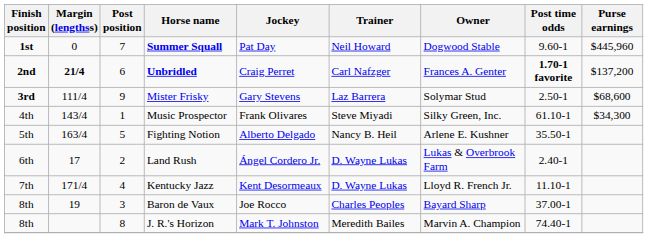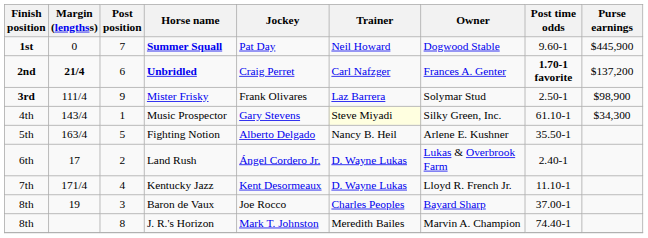(612, 46) $445,960 -> (612, 46) $445,900
(270, 97) Gary Stevens -> (273, 97) Frank Olivares
(612, 97) $68,600 -> (612, 97) $98,900
(273, 116) Frank Olivares -> (270, 116) Gary Stevens
(362, 116) no background -> (362, 116) lightyellow background
